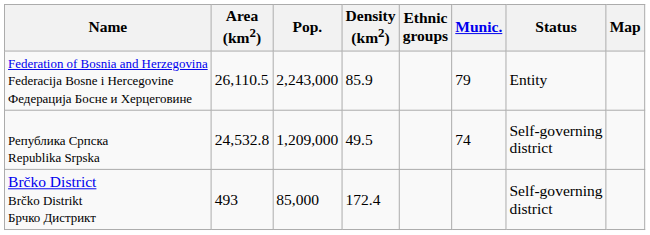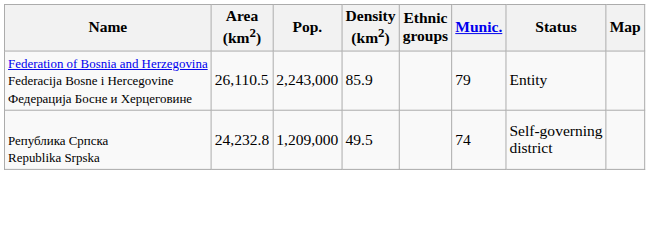(242, 140) 24,532.8 -> (242, 140) 24,232.8
- row: (52, 199)
